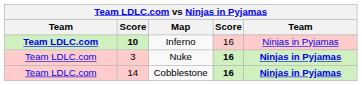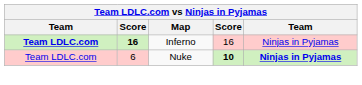(133, 42) 10 -> (133, 42) 16
(133, 57) 3 -> (133, 57) 6
(228, 57) 16 -> (228, 57) 10
- row: (181, 73)
